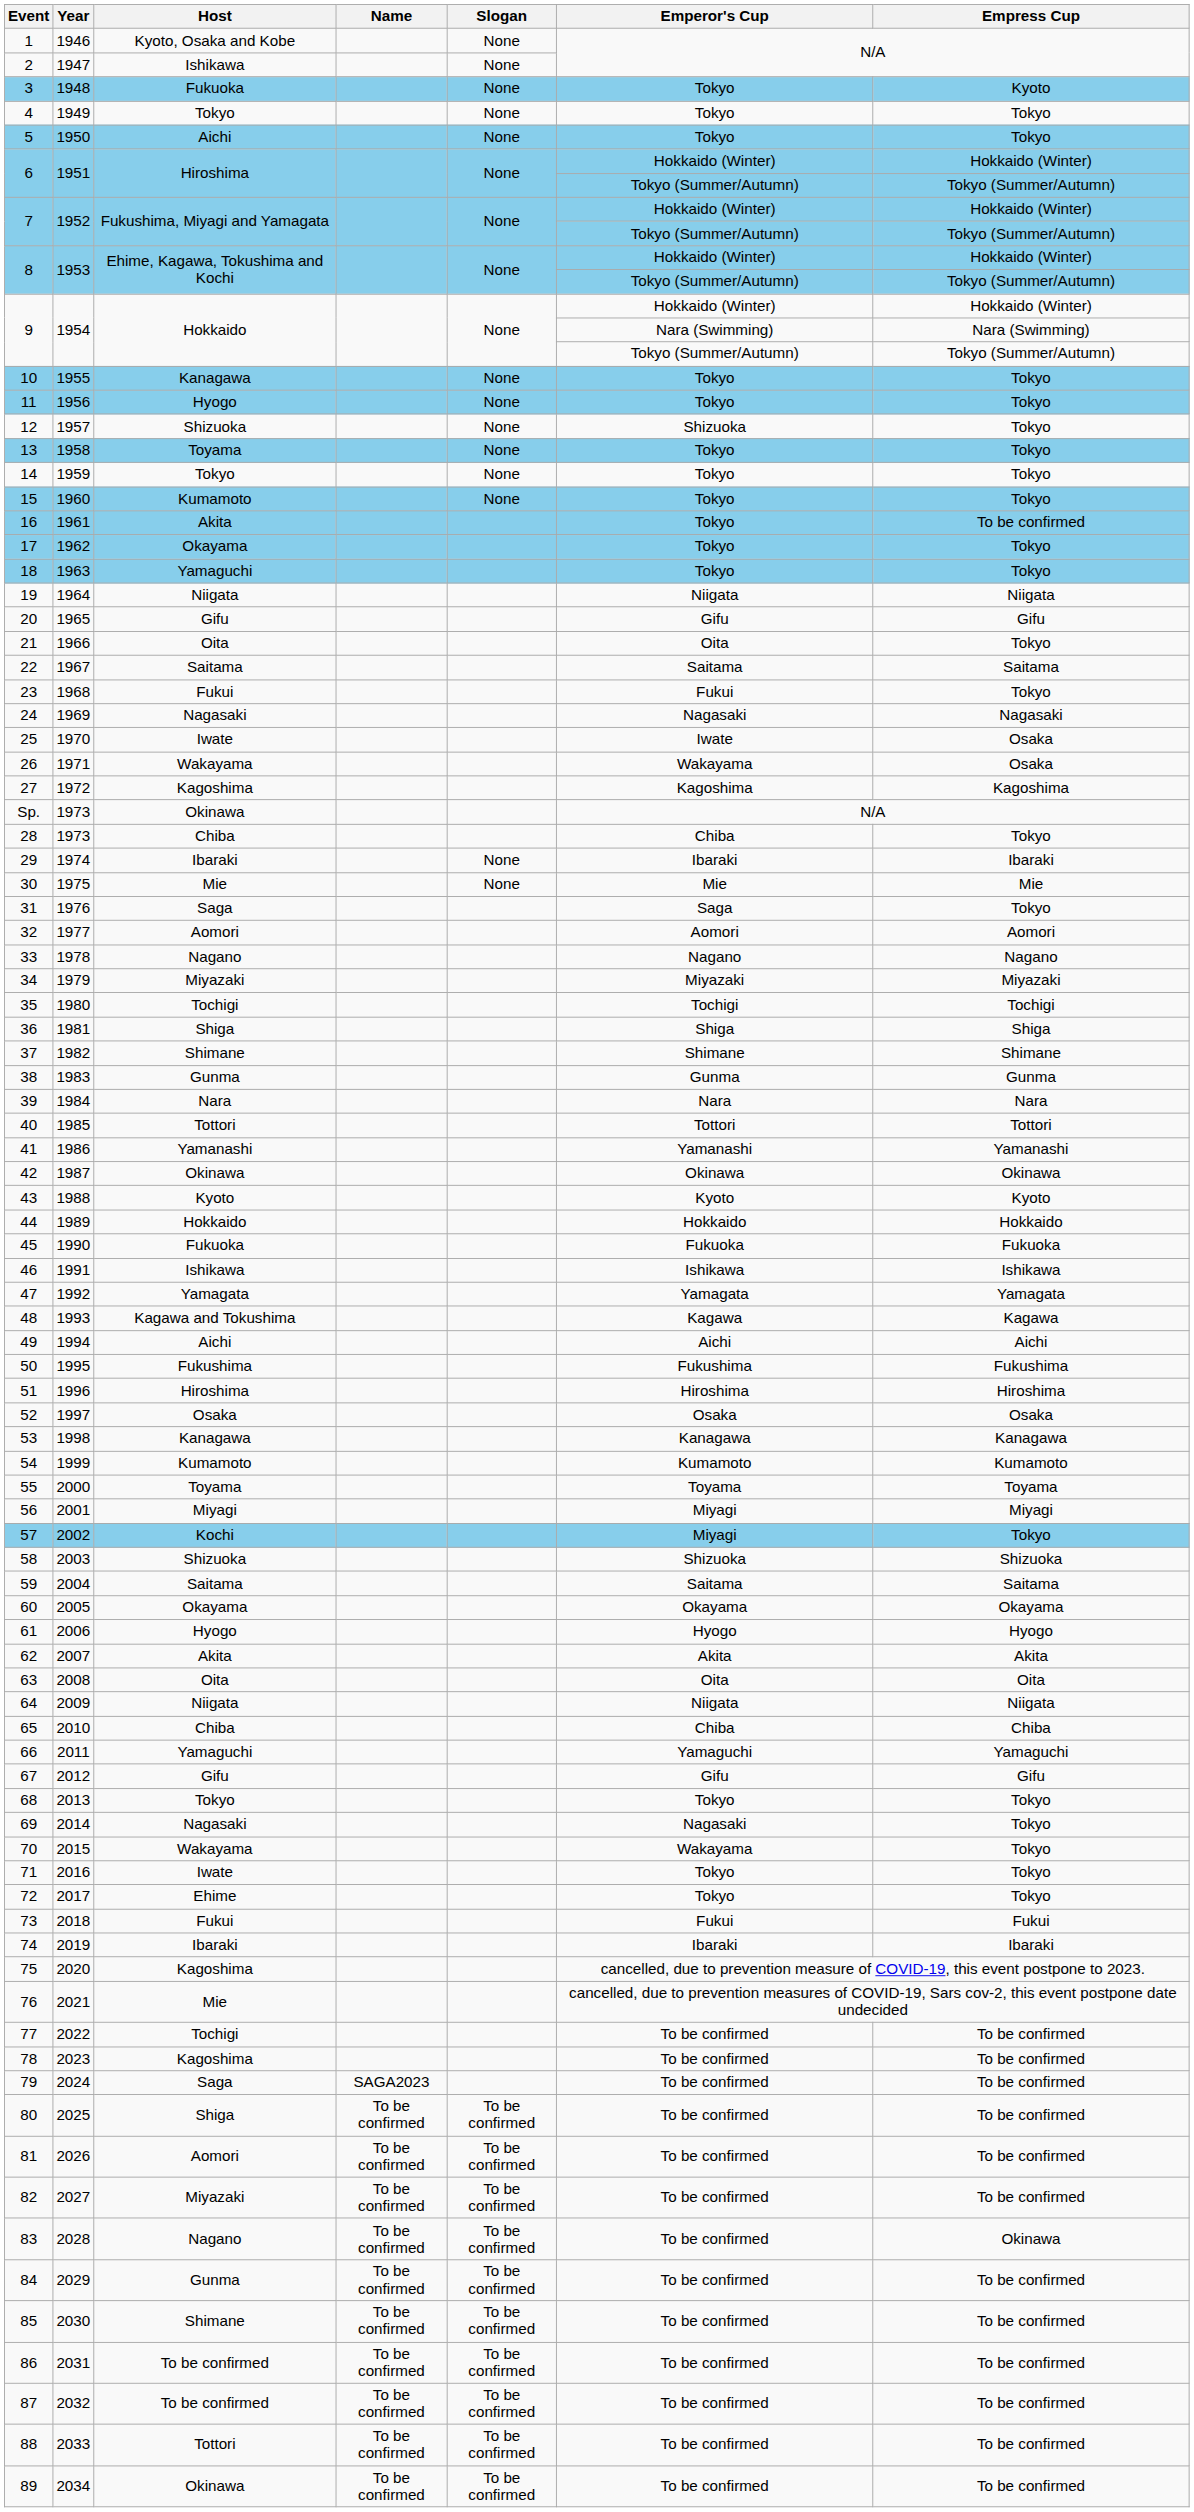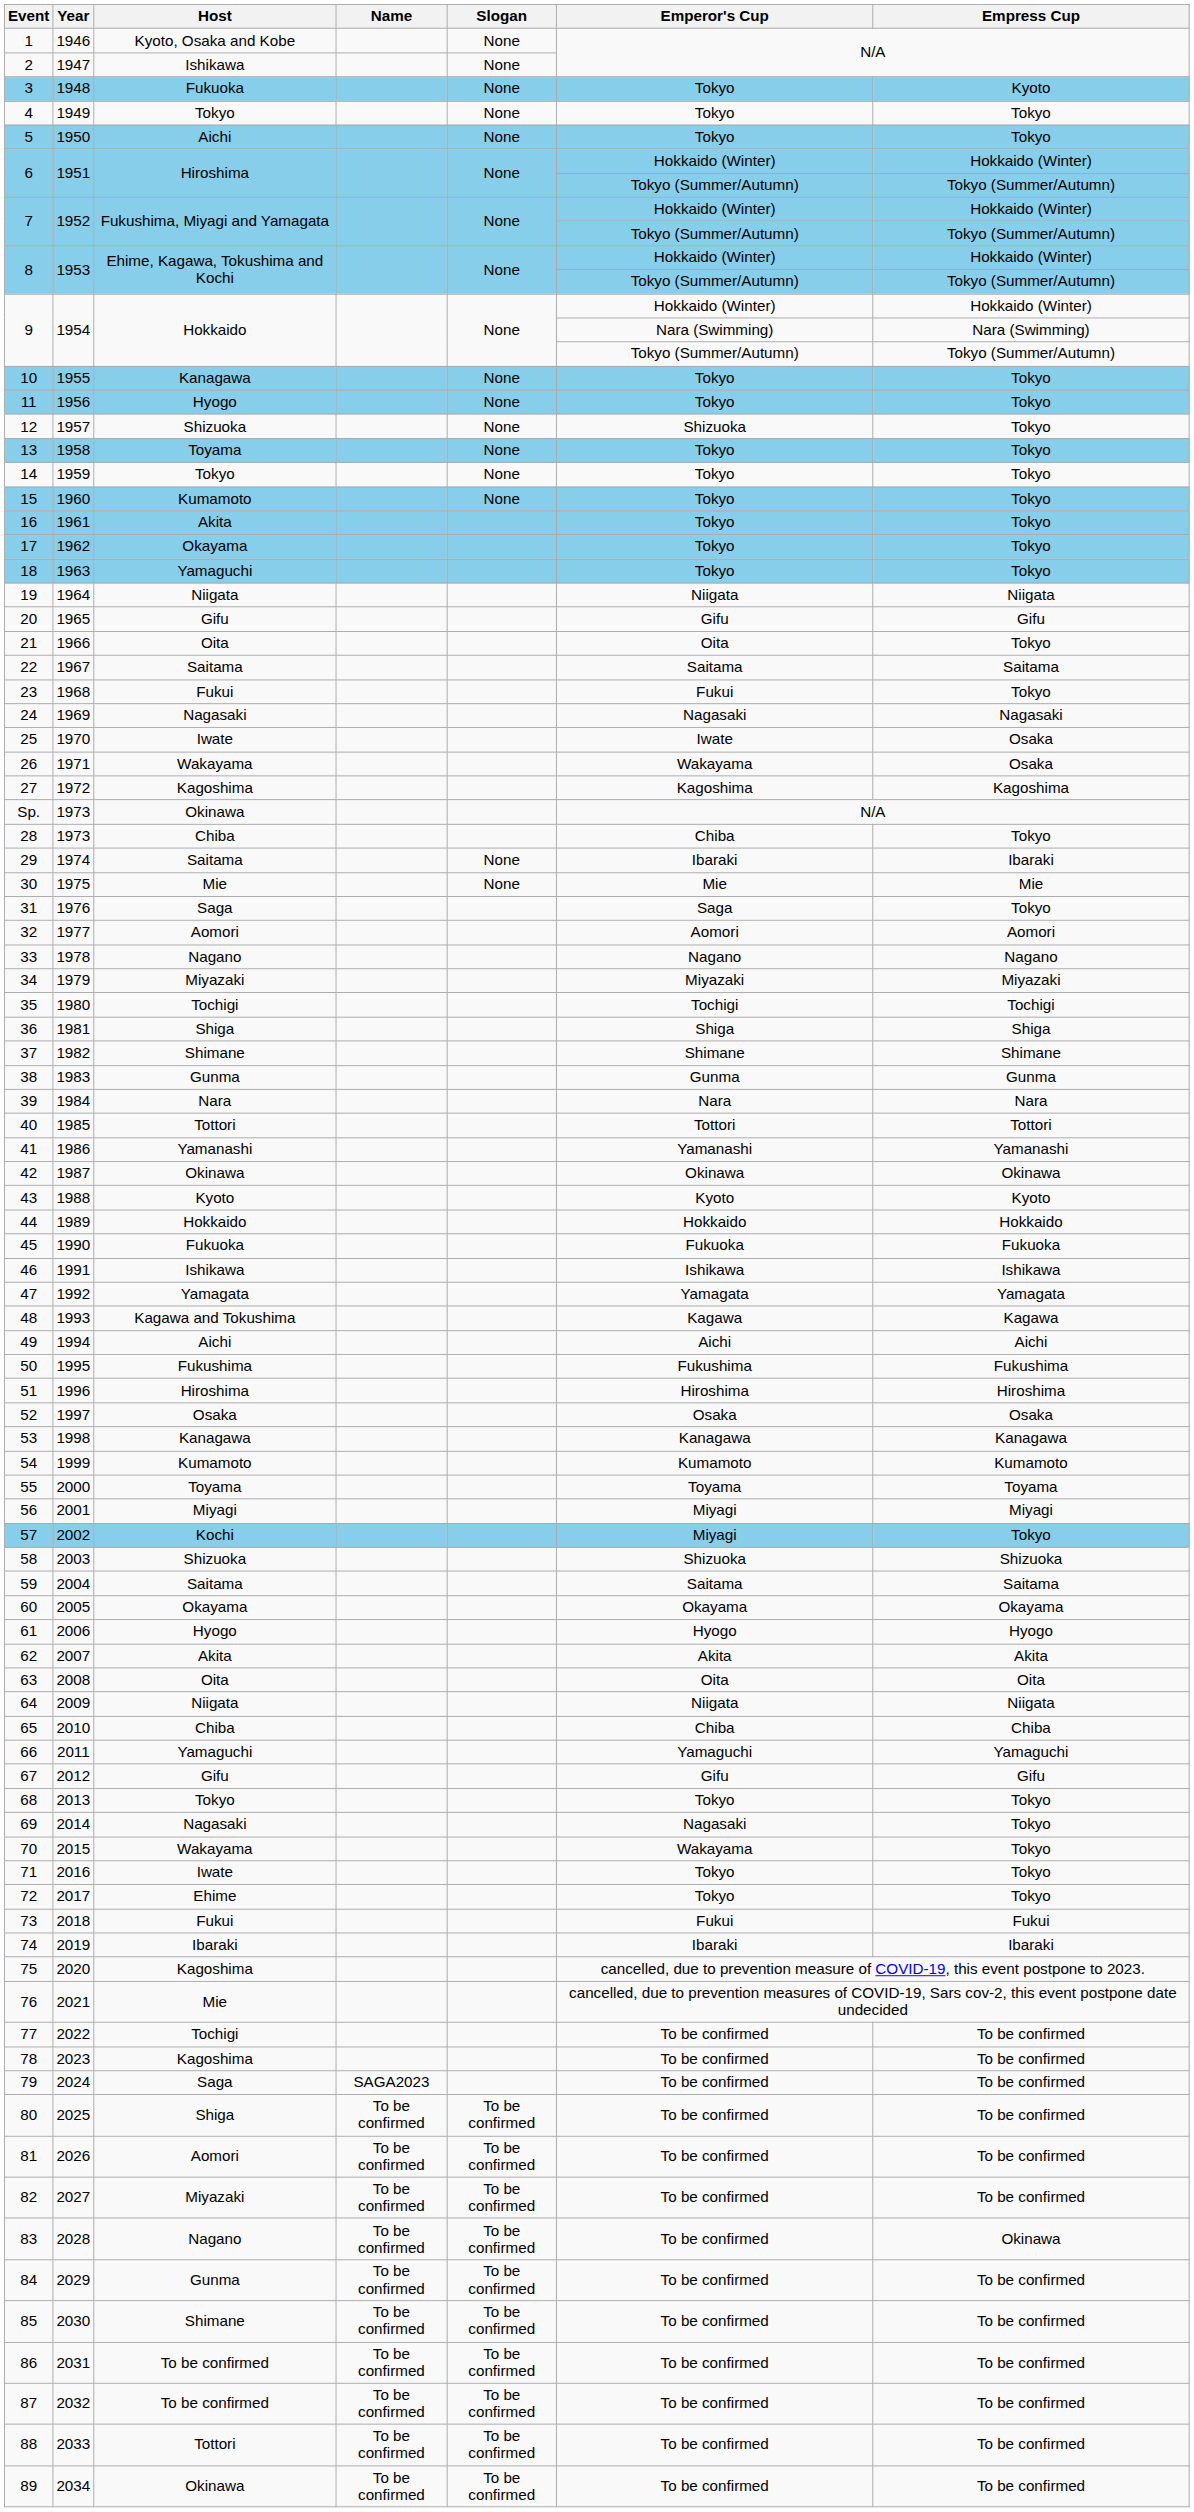(1031, 522) To be confirmed -> (1031, 522) Tokyo
(215, 860) Ibaraki -> (215, 860) Saitama
